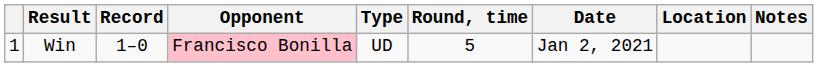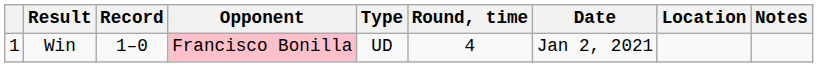(470, 48) 5 -> (470, 48) 4
